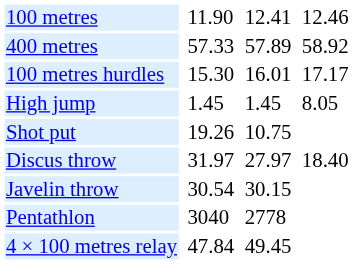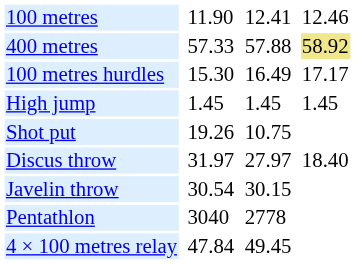(268, 46) 57.89 -> (268, 46) 57.88
(325, 46) no background -> (325, 46) khaki background
(268, 74) 16.01 -> (268, 74) 16.49
(320, 103) 8.05 -> (320, 103) 1.45
